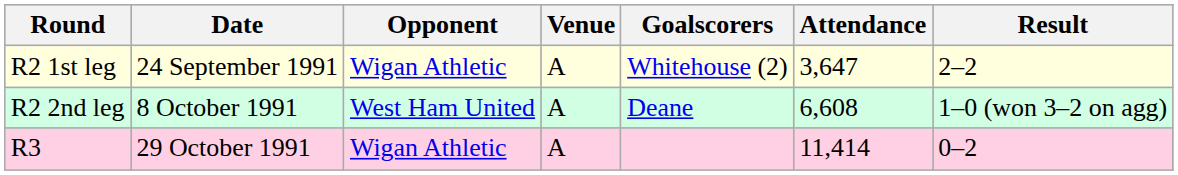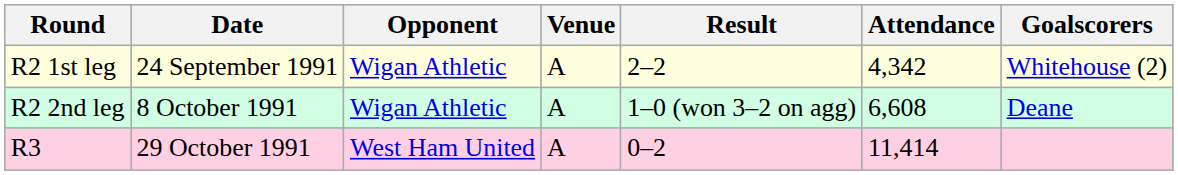columns swapped: (1053, 25) <-> (707, 25)
(829, 66) 3,647 -> (897, 66) 4,342
(443, 107) West Ham United -> (428, 107) Wigan Athletic
(428, 148) Wigan Athletic -> (443, 148) West Ham United
